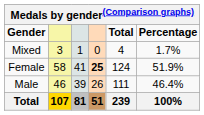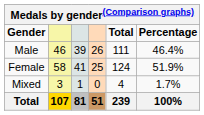rows swapped: (26, 84) <-> (26, 50)
(97, 67) bold -> (97, 67) normal
